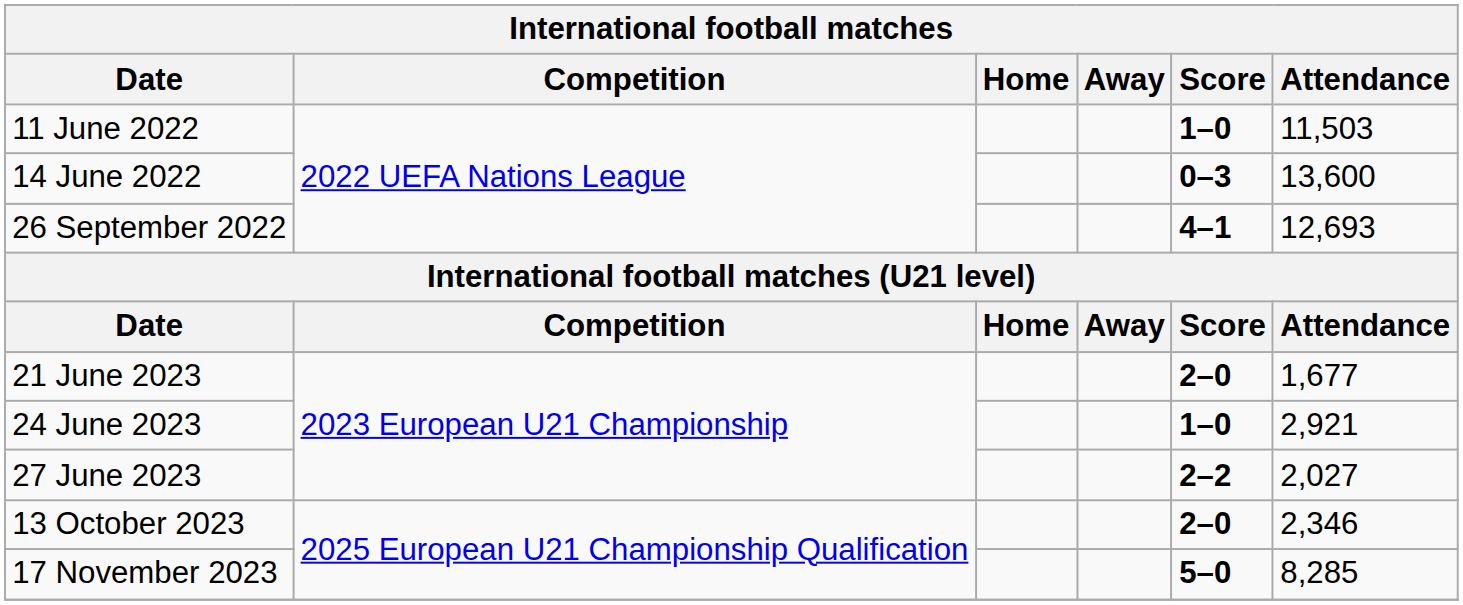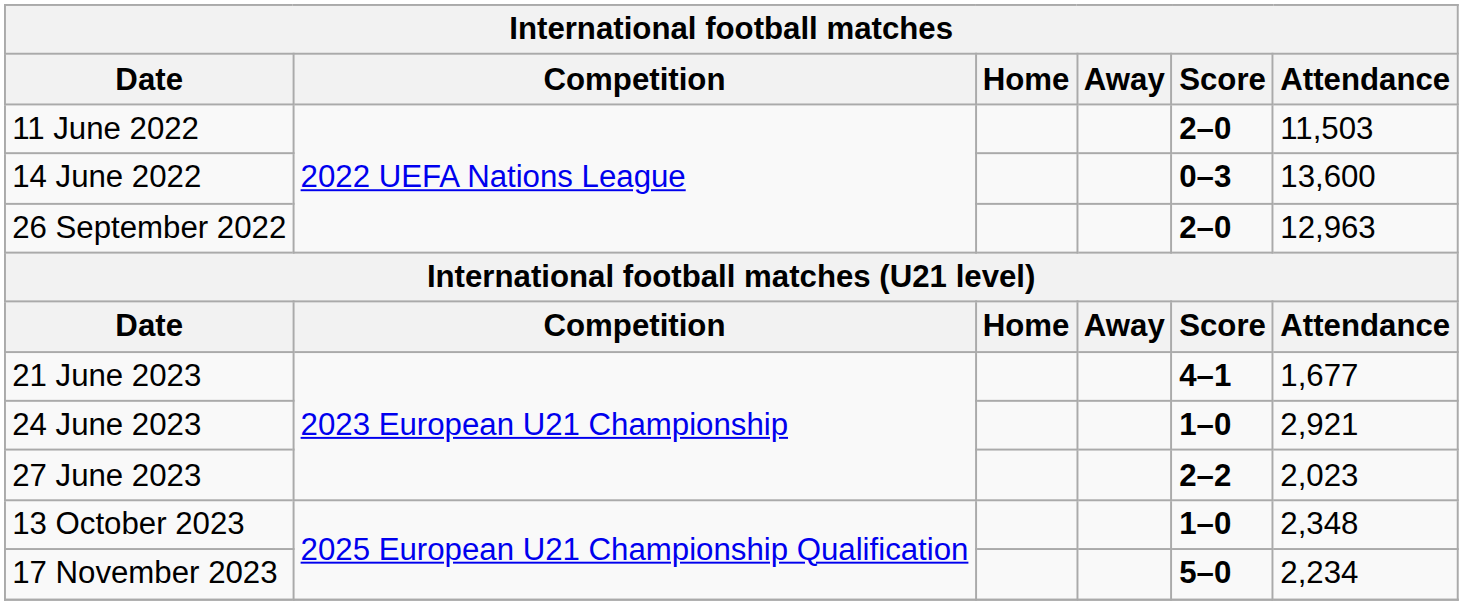(1205, 128) 1–0 -> (1205, 128) 2–0
(1205, 227) 4–1 -> (1205, 227) 2–0
(1328, 227) 12,693 -> (1328, 227) 12,963
(1205, 375) 2–0 -> (1205, 375) 4–1
(1319, 474) 2,027 -> (1319, 474) 2,023
(1205, 524) 2–0 -> (1205, 524) 1–0
(1319, 524) 2,346 -> (1319, 524) 2,348
(1319, 573) 8,285 -> (1319, 573) 2,234
